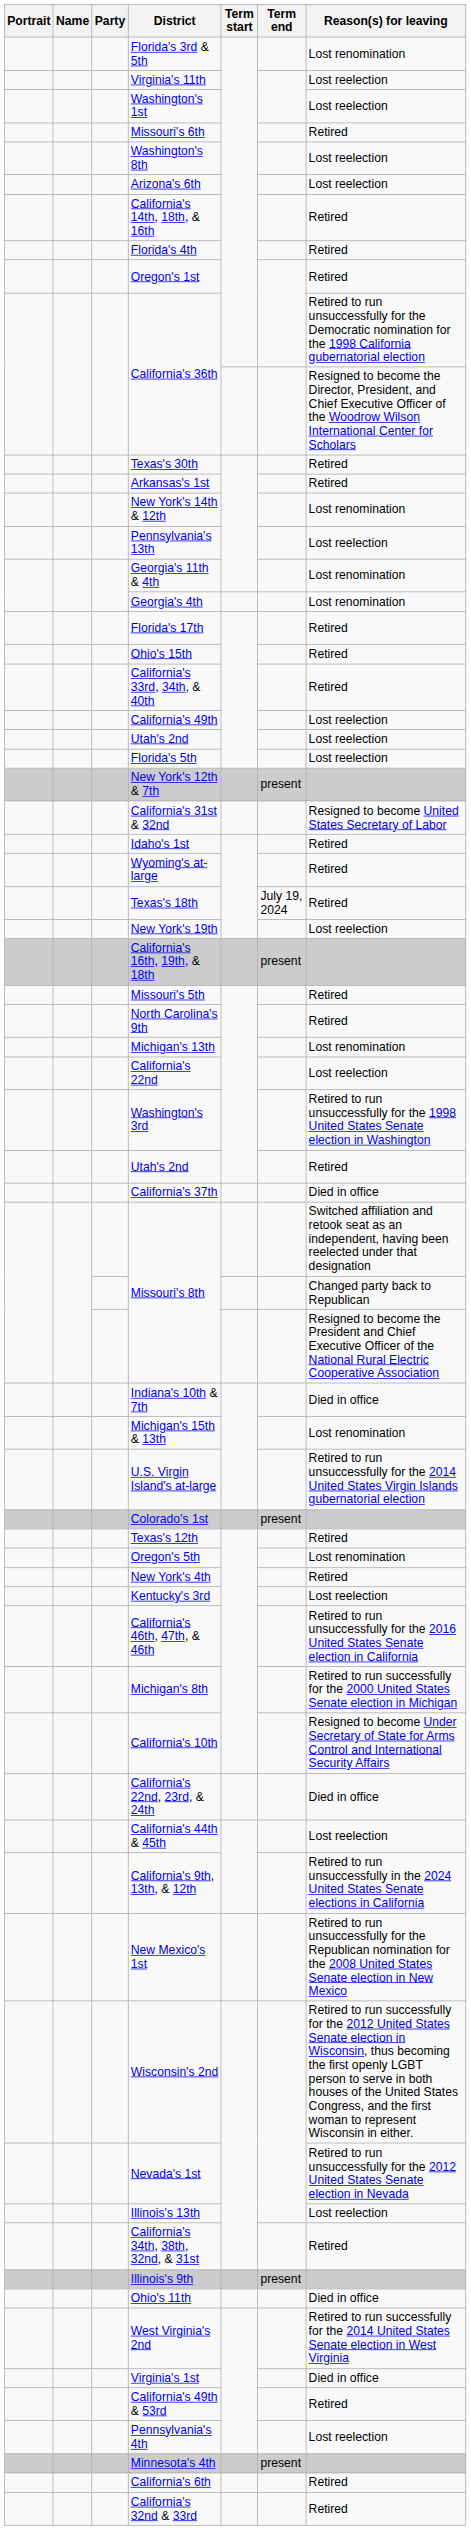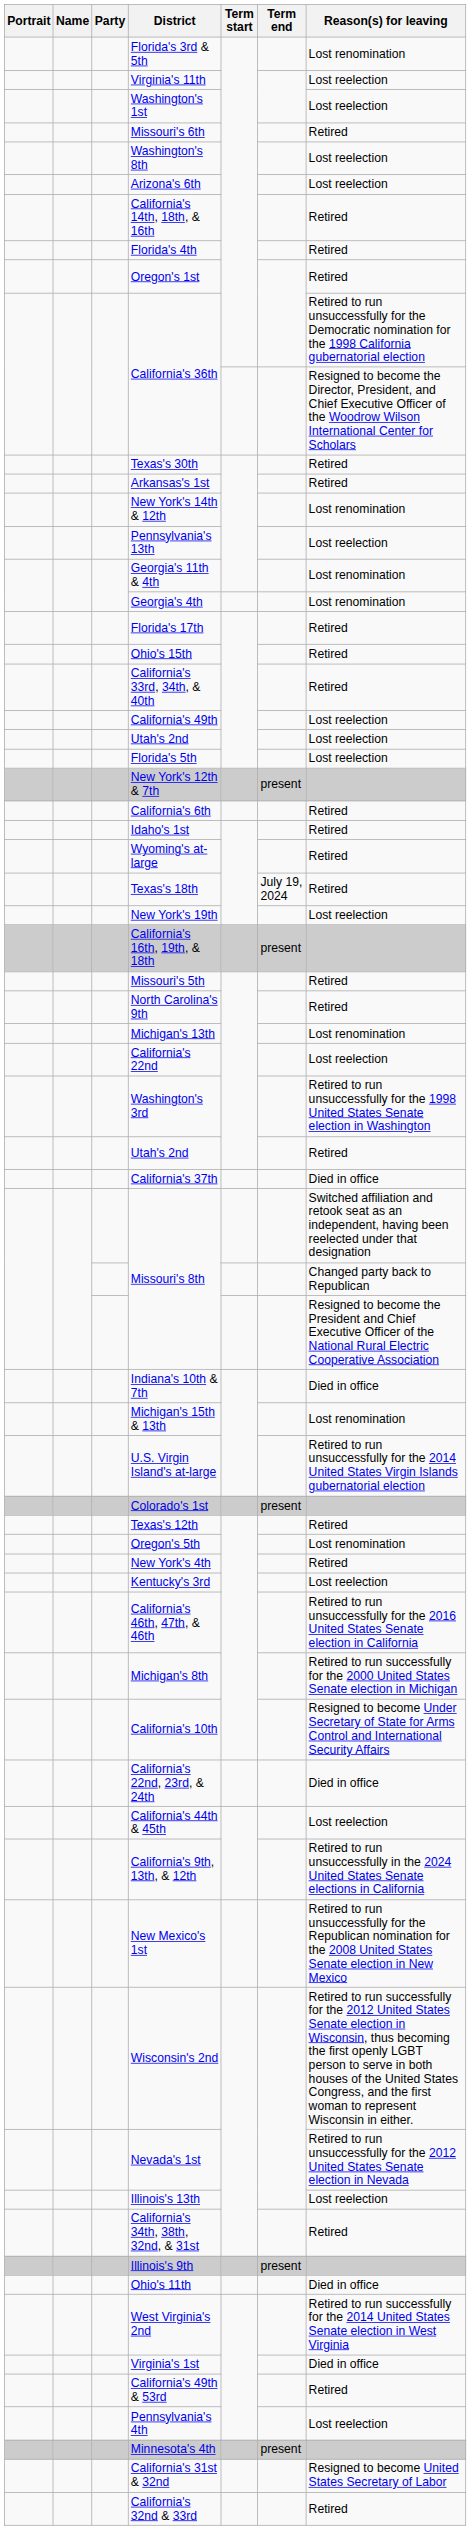rows swapped: (29, 2483) <-> (29, 818)
